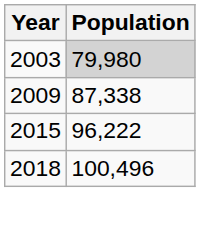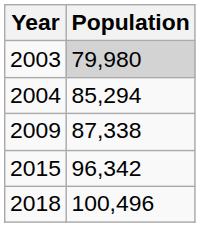+ row: (35, 95)
(106, 131) 96,222 -> (106, 167) 96,342
